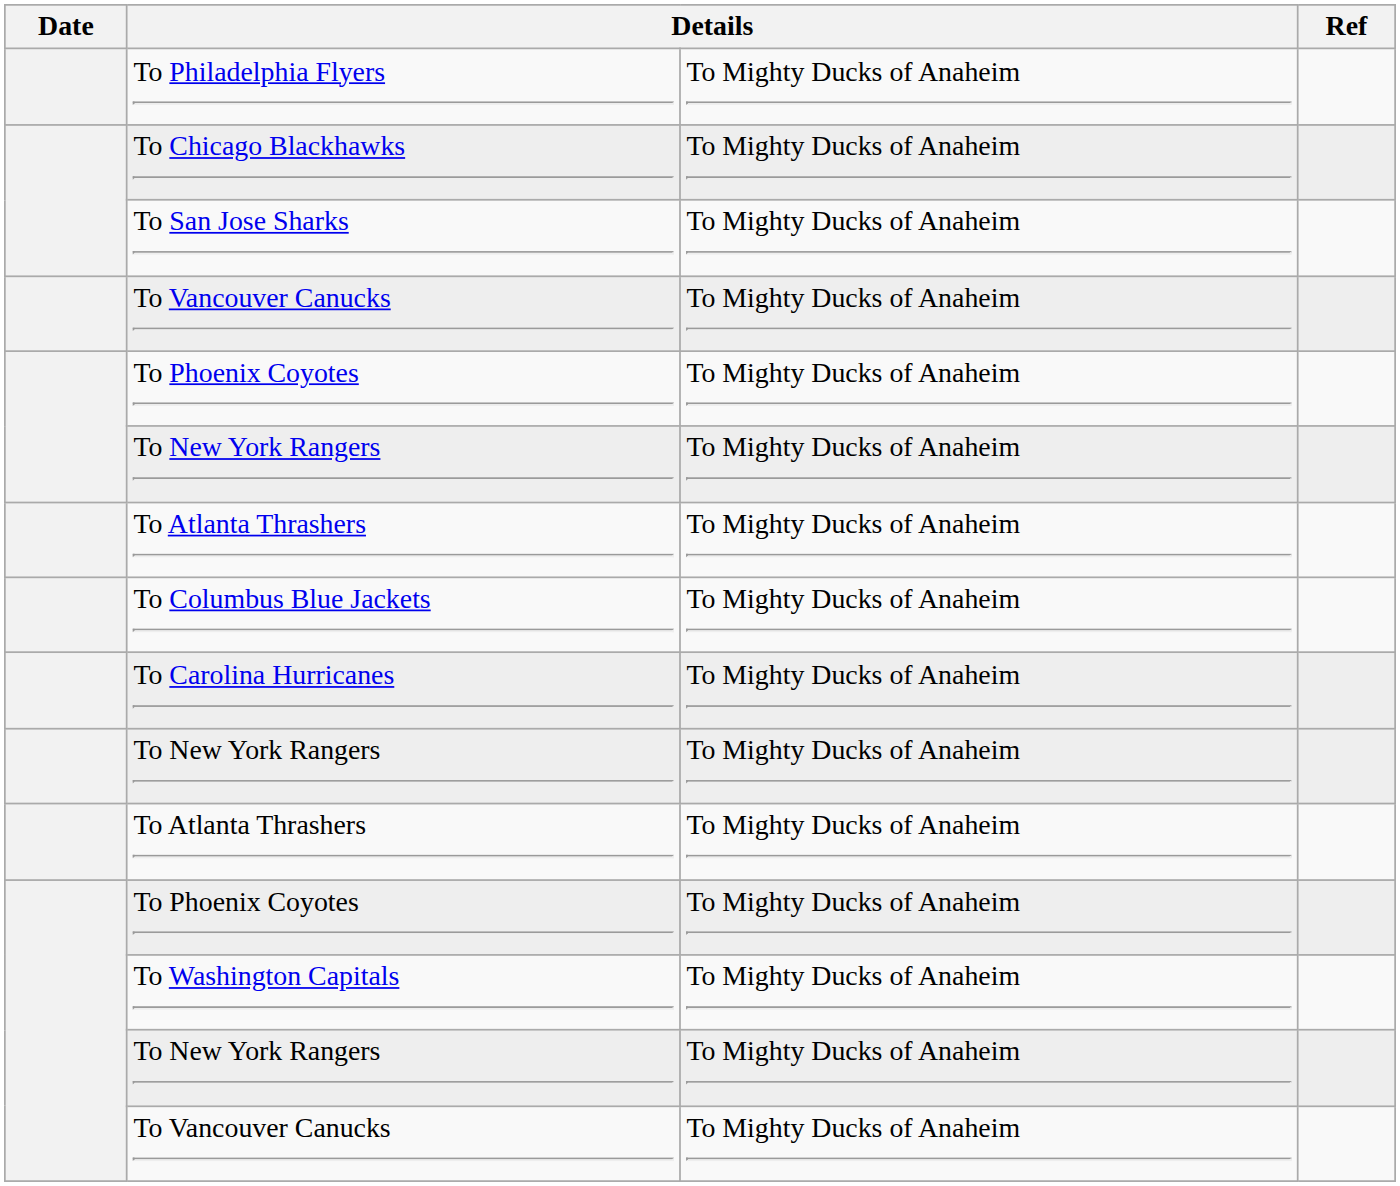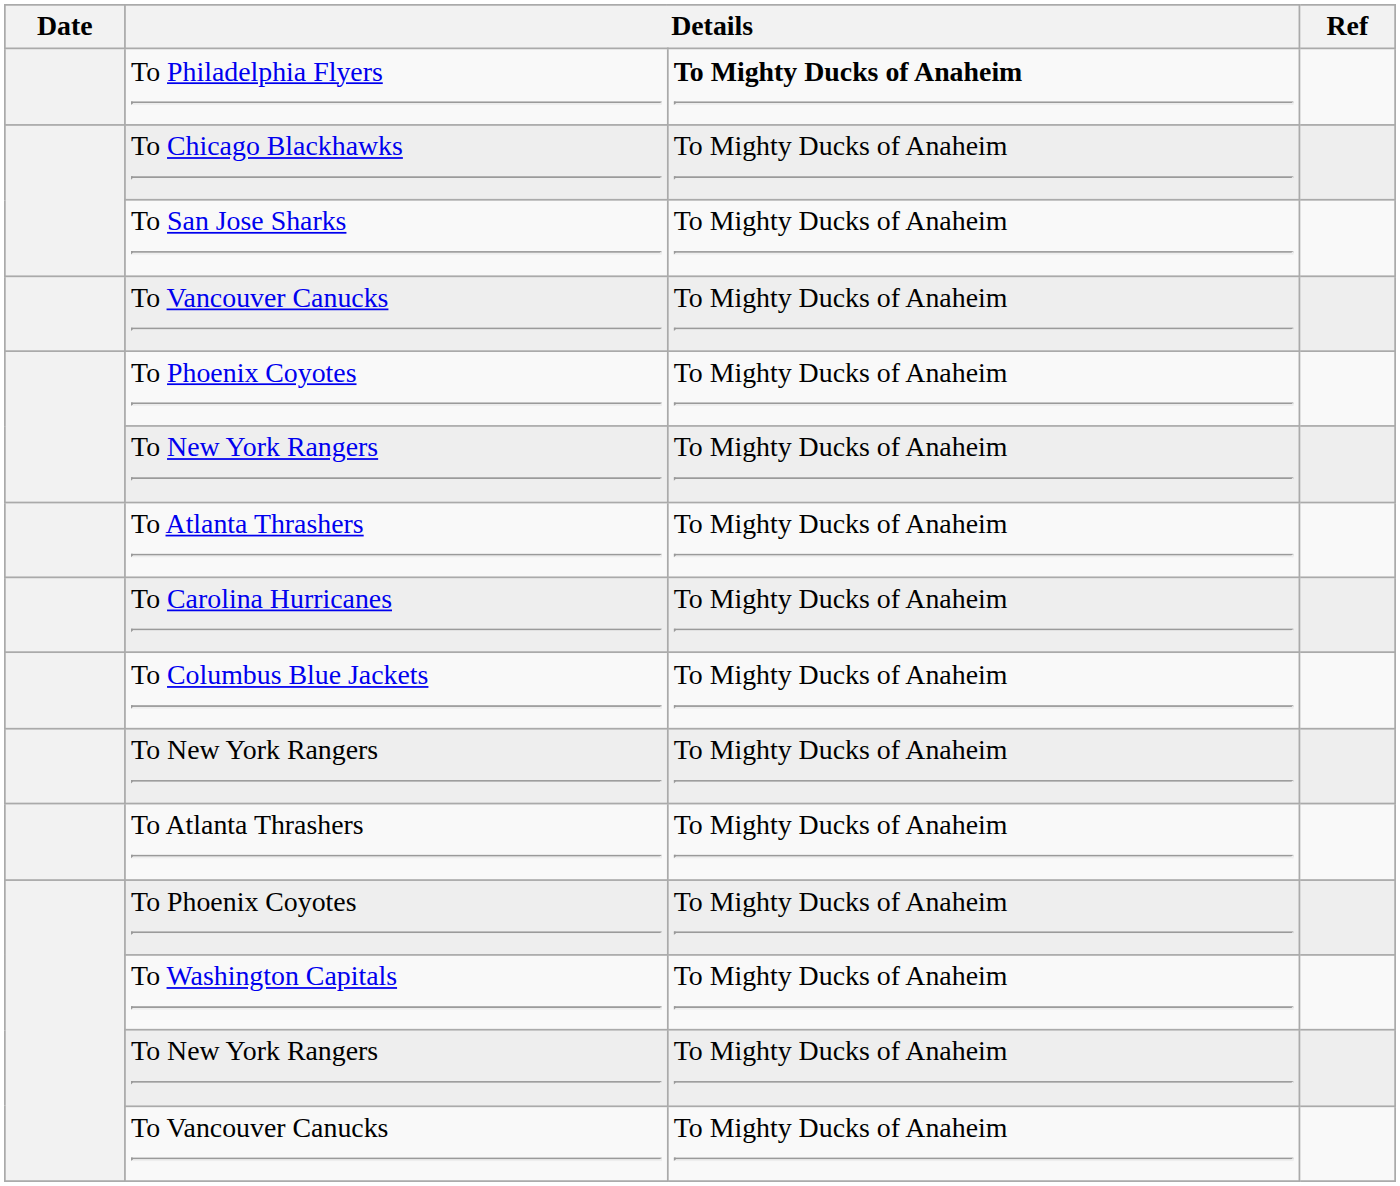(989, 80) normal -> (983, 80) bold
rows swapped: (66, 691) <-> (66, 615)
